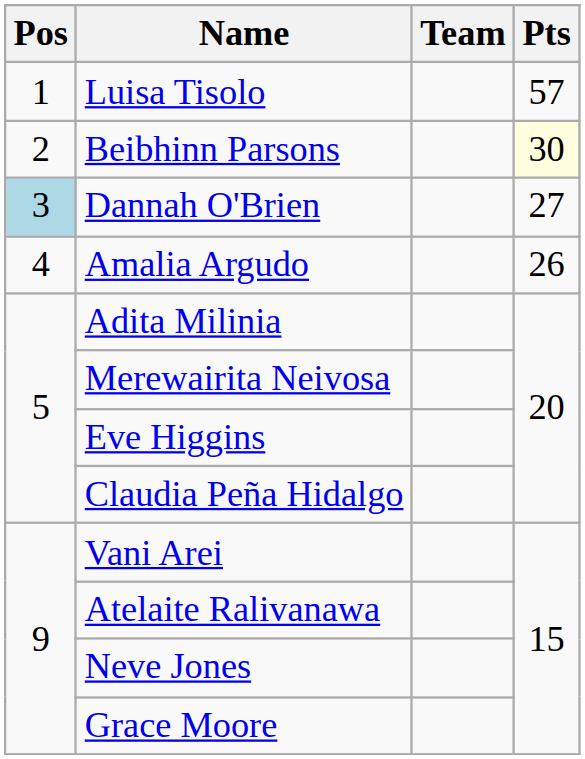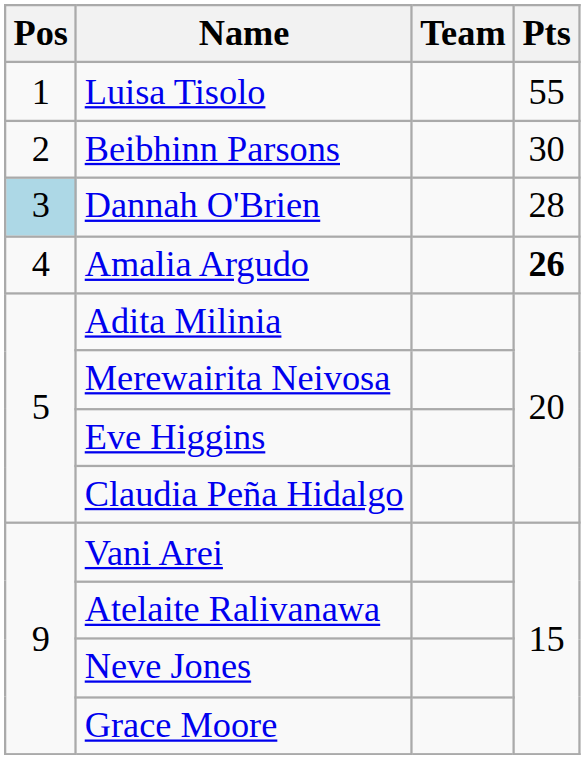(547, 90) 57 -> (547, 90) 55
(547, 148) lightyellow background -> (547, 148) no background
(547, 206) 27 -> (547, 206) 28
(547, 263) normal -> (547, 263) bold
